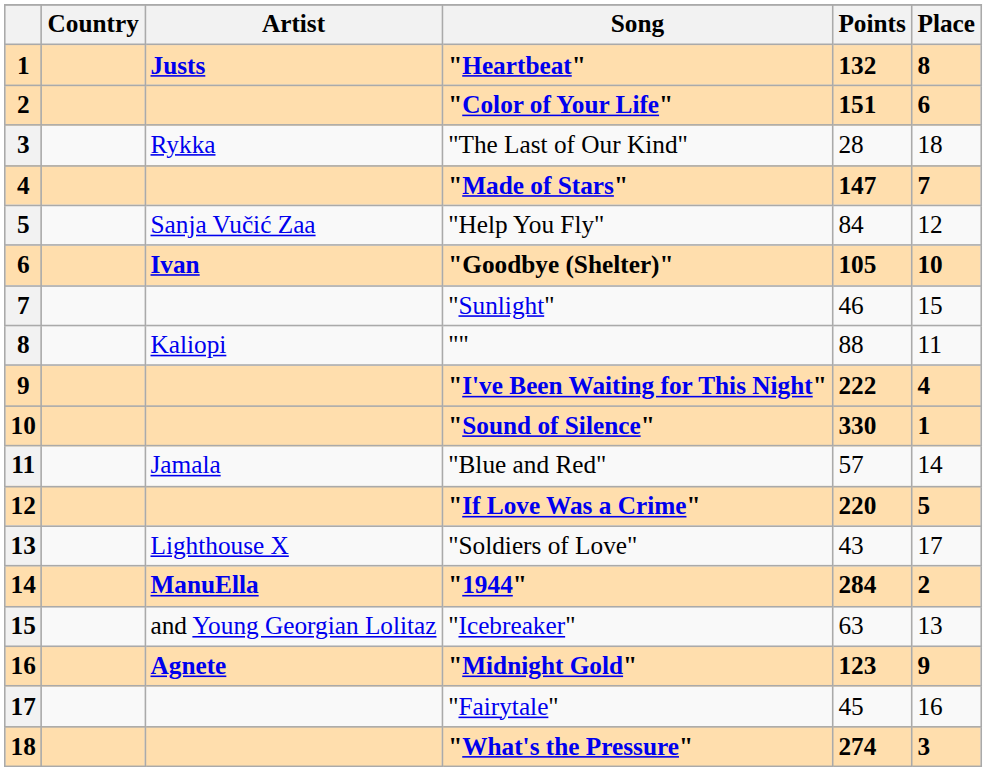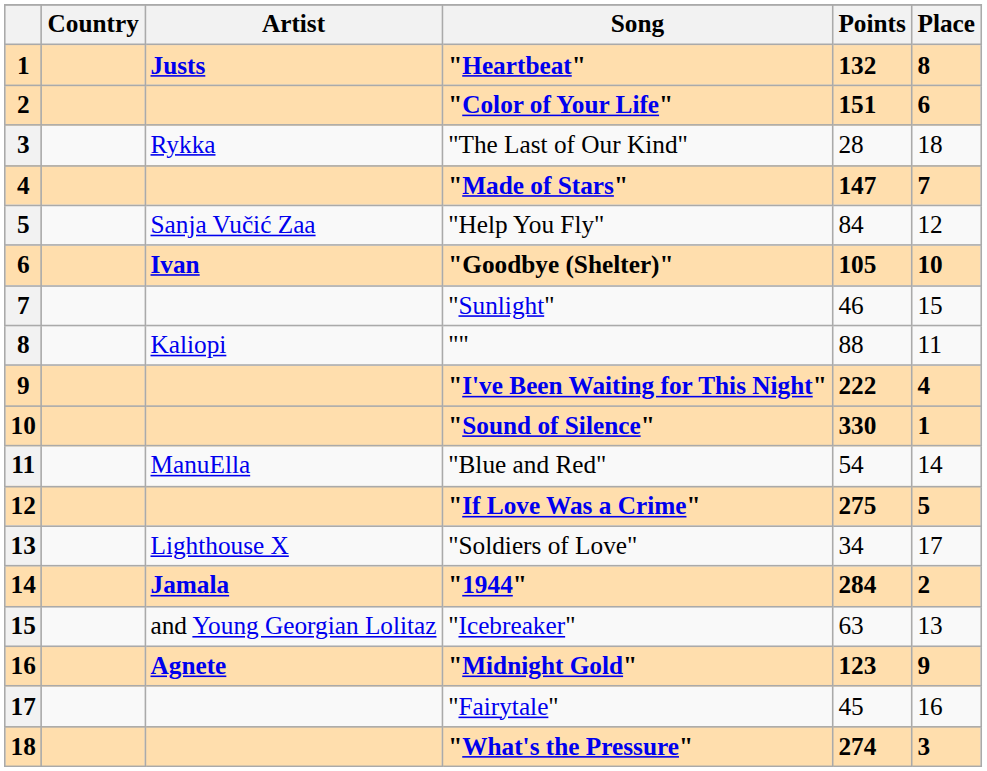(186, 465) Jamala -> (200, 465) ManuElla
(851, 465) 57 -> (851, 465) 54
(857, 505) 220 -> (857, 505) 275
(851, 545) 43 -> (851, 545) 34
(205, 585) ManuElla -> (190, 585) Jamala
